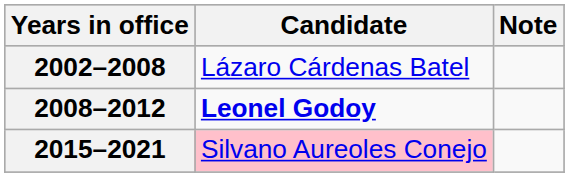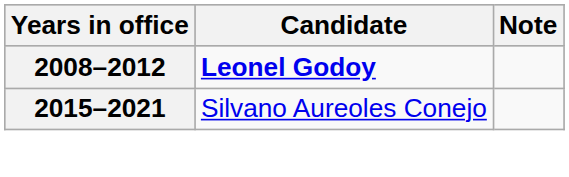- row: (100, 66)
(344, 150) pink background -> (344, 108) no background
